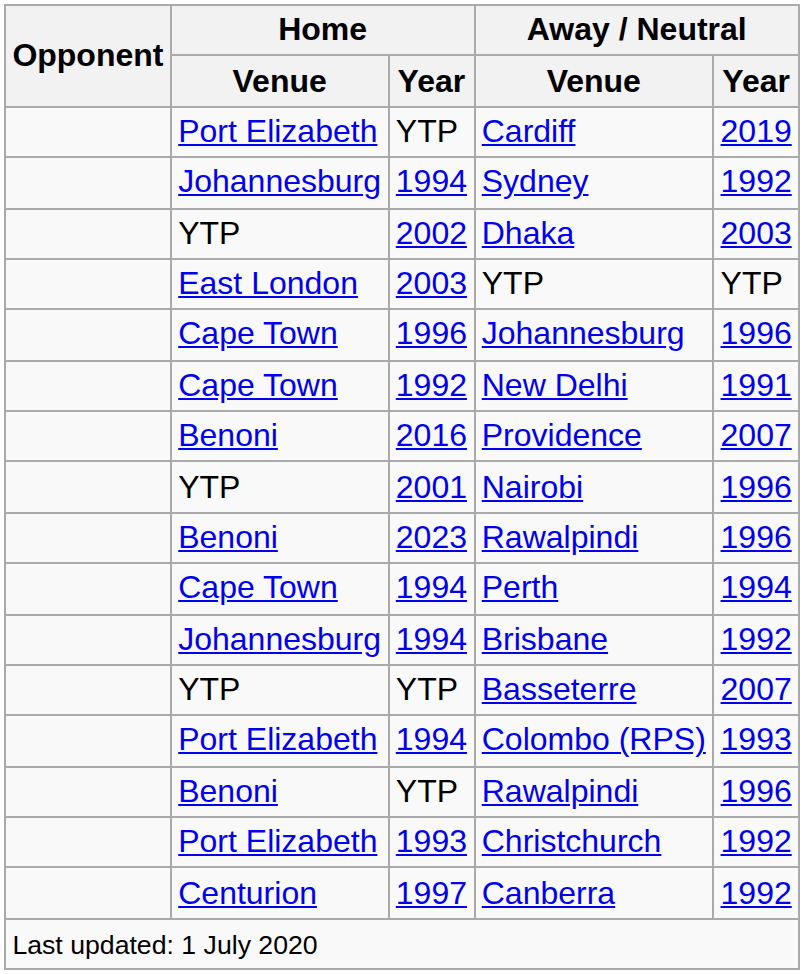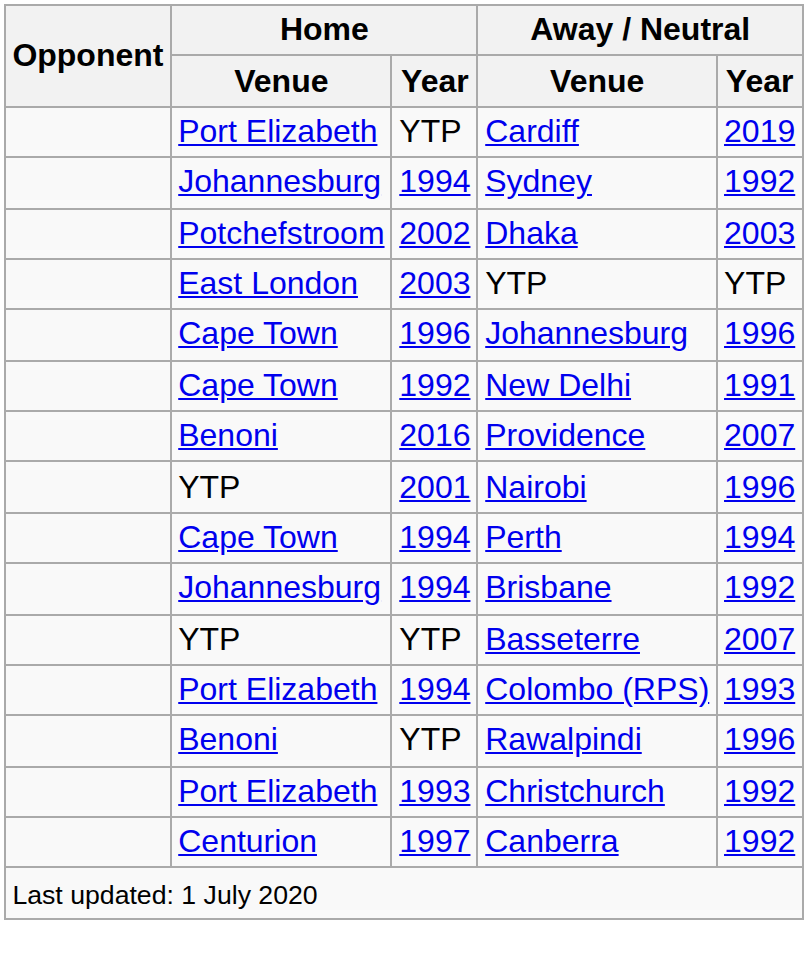(209, 232) YTP -> (281, 232) Potchefstroom
- row: (431, 537)
